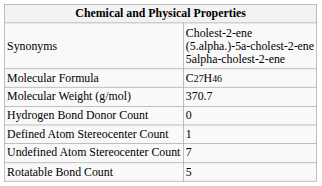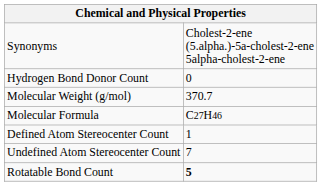rows swapped: (53, 78) <-> (78, 115)
(189, 171) normal -> (189, 171) bold
